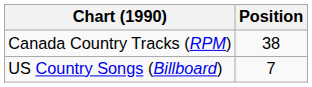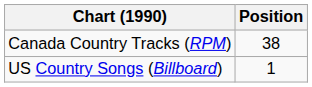(271, 69) 7 -> (271, 69) 1
